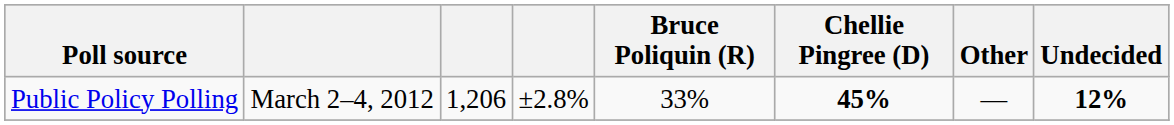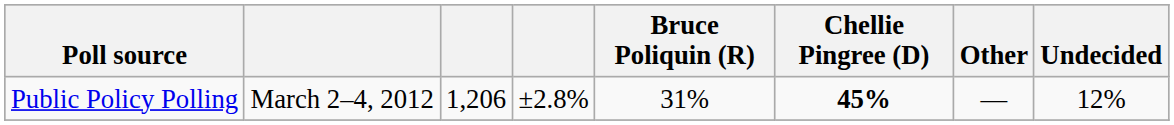(685, 98) 33% -> (685, 98) 31%
(1101, 98) bold -> (1101, 98) normal
